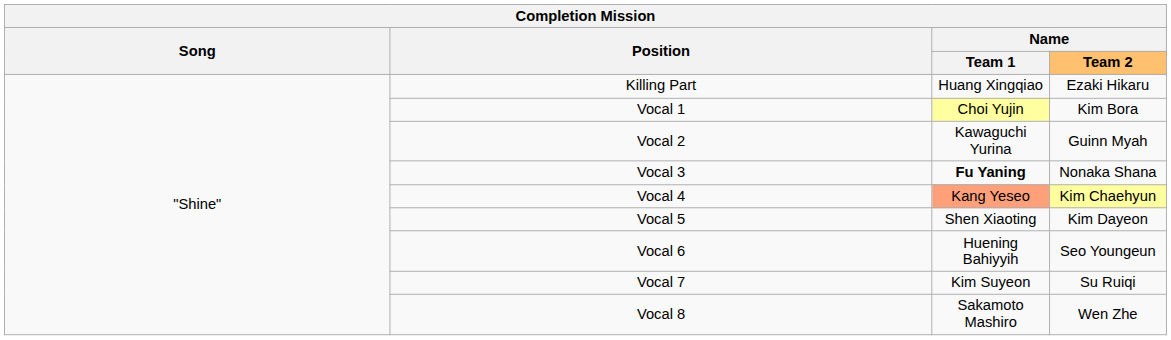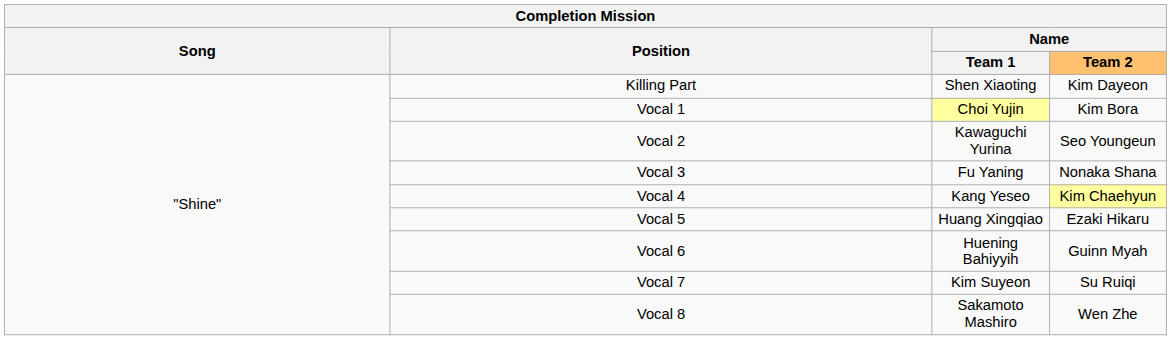(991, 86) Huang Xingqiao -> (991, 86) Shen Xiaoting
(1108, 86) Ezaki Hikaru -> (1108, 86) Kim Dayeon
(1108, 141) Guinn Myah -> (1108, 141) Seo Youngeun
(991, 172) bold -> (991, 172) normal
(991, 196) lightsalmon background -> (991, 196) no background
(991, 219) Shen Xiaoting -> (991, 219) Huang Xingqiao
(1108, 219) Kim Dayeon -> (1108, 219) Ezaki Hikaru
(1108, 251) Seo Youngeun -> (1108, 251) Guinn Myah
